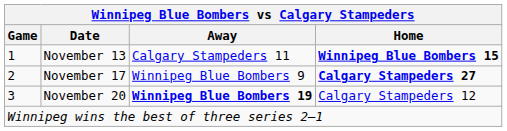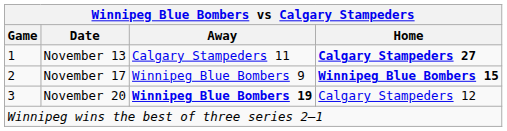(408, 55) Winnipeg Blue Bombers 15 -> (397, 55) Calgary Stampeders 27
(397, 76) Calgary Stampeders 27 -> (408, 76) Winnipeg Blue Bombers 15
